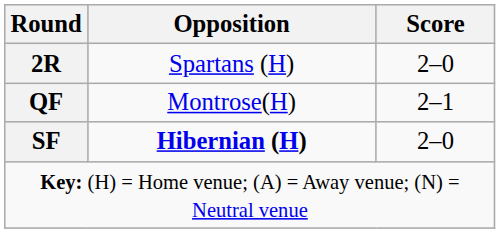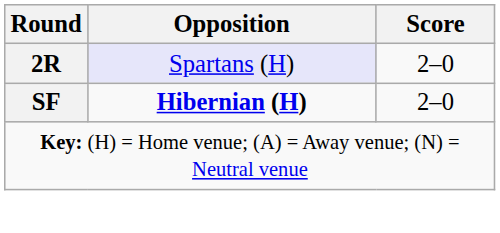(232, 63) no background -> (232, 63) lavender background
- row: (46, 102)
